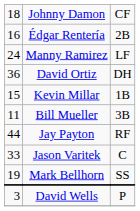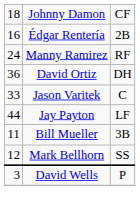(123, 54) LF -> (123, 54) RF
- row: (67, 94)
rows swapped: (67, 154) <-> (67, 114)
(123, 134) RF -> (123, 114) LF
(14, 174) 19 -> (14, 154) 12
